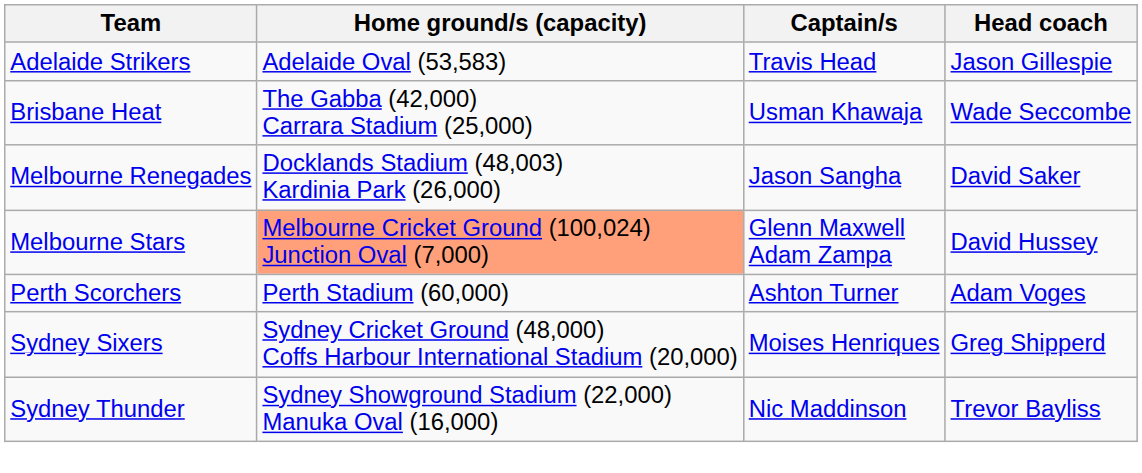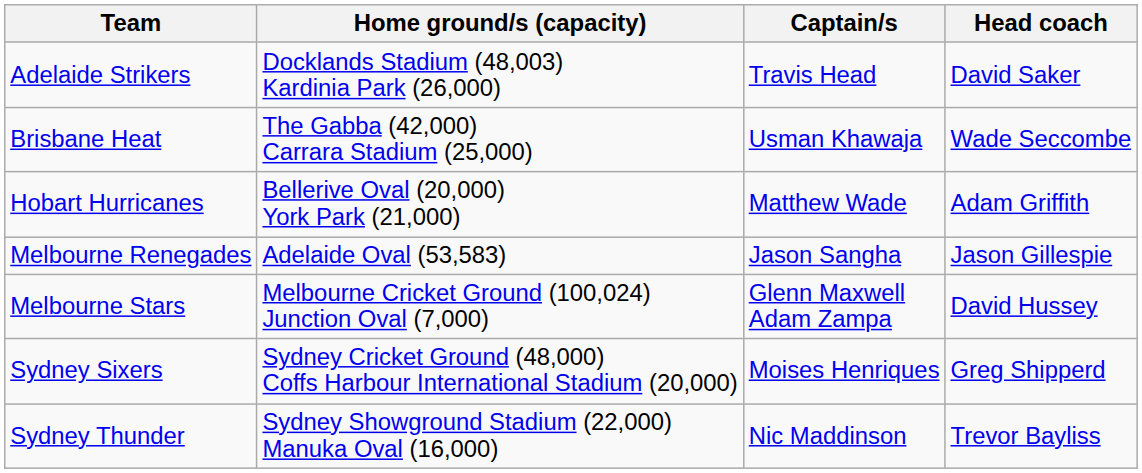(384, 61) Adelaide Oval (53,583) -> (413, 74) Docklands Stadium (48,003) Kardinia Park (26,000)
(1031, 61) Jason Gillespie -> (1015, 74) David Saker
+ row: (107, 203)
(413, 177) Docklands Stadium (48,003) Kardinia Park (26,000) -> (384, 255) Adelaide Oval (53,583)
(1015, 177) David Saker -> (1031, 255) Jason Gillespie
(457, 241) lightsalmon background -> (457, 306) no background
- row: (96, 292)
